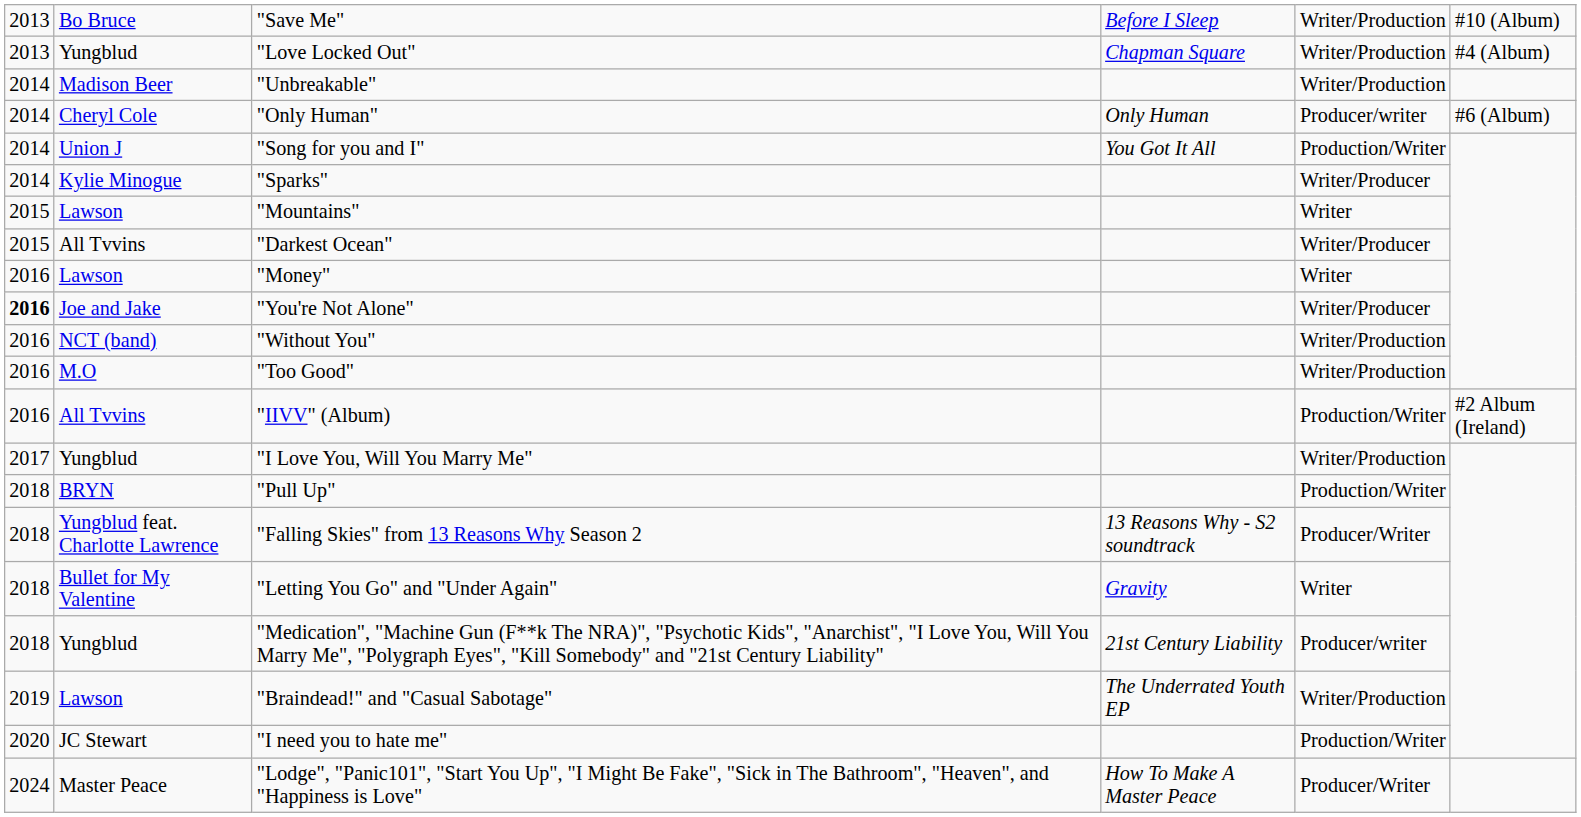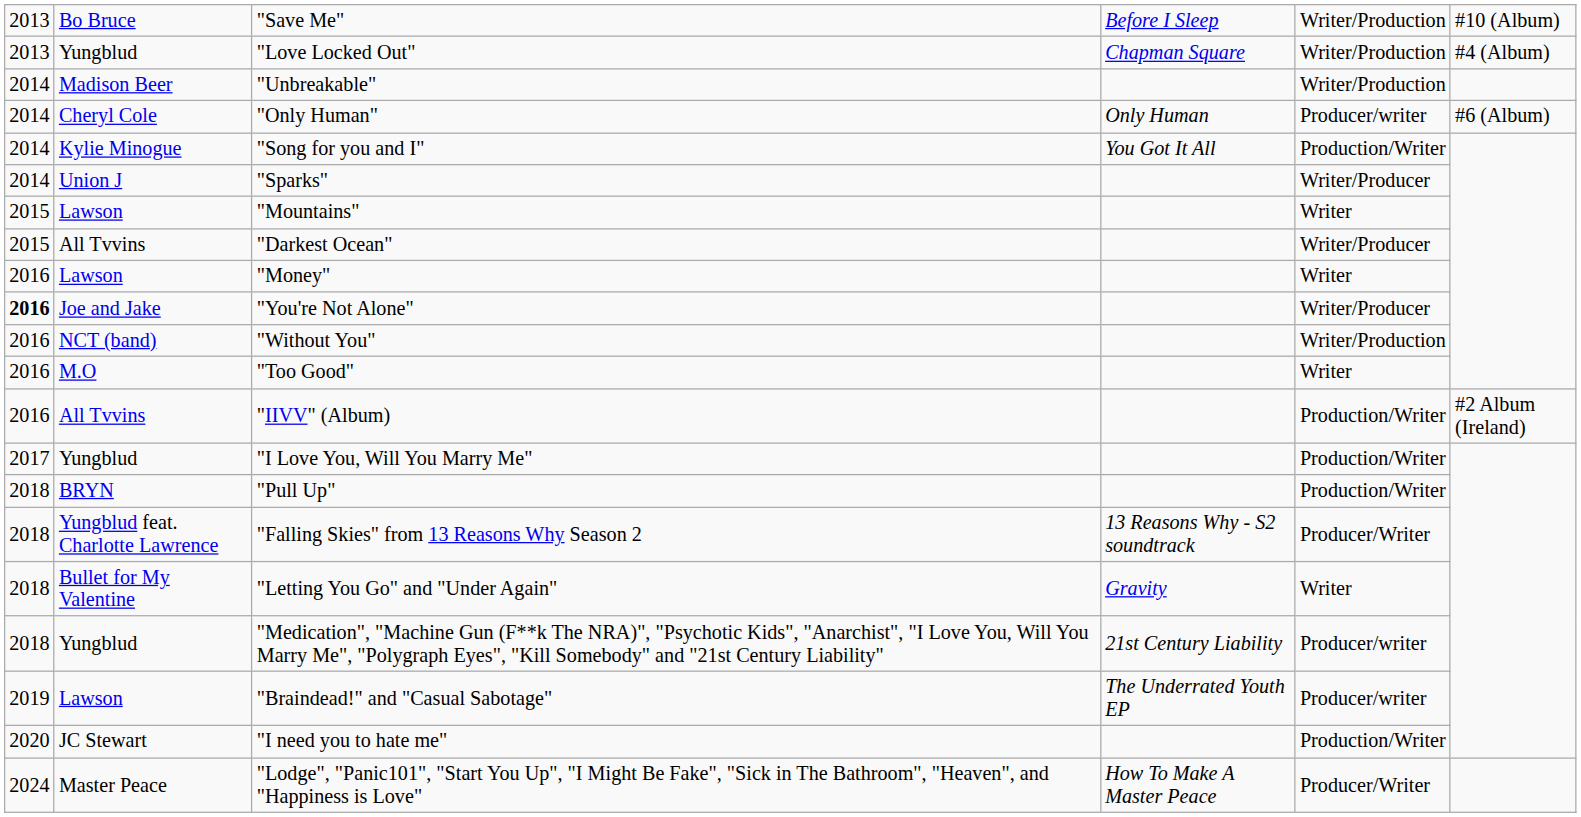(91, 148) Union J -> (120, 148) Kylie Minogue
(120, 180) Kylie Minogue -> (91, 180) Union J
(1373, 372) Writer/Production -> (1326, 372) Writer
(1373, 458) Writer/Production -> (1373, 458) Production/Writer
(1373, 698) Writer/Production -> (1363, 698) Producer/writer
